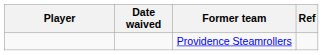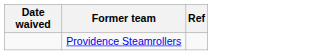- column: (60, 18)
